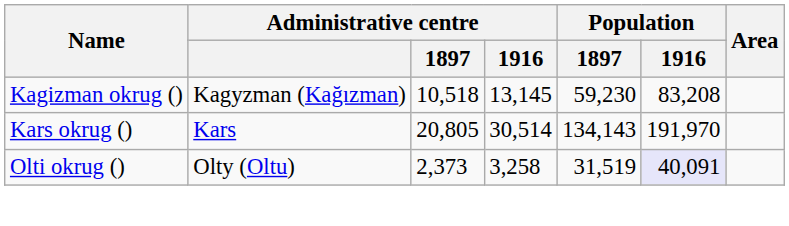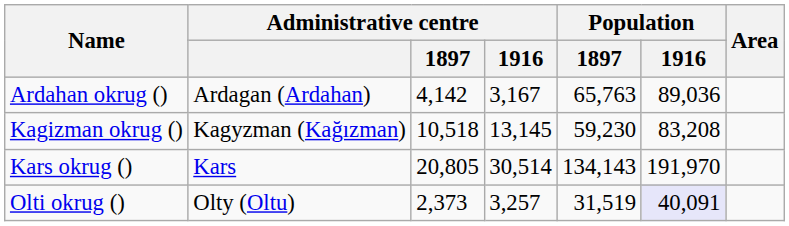+ row: (89, 94)
(515, 166) 3,258 -> (515, 202) 3,257
